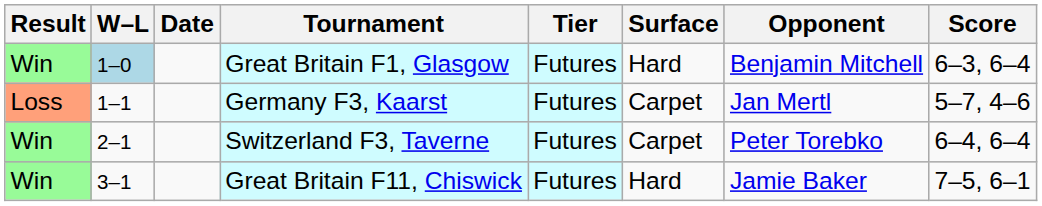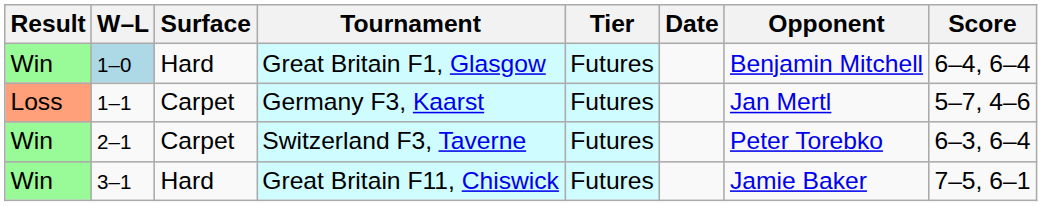columns swapped: (187, 24) <-> (673, 24)
(982, 63) 6–3, 6–4 -> (982, 63) 6–4, 6–4
(982, 141) 6–4, 6–4 -> (982, 141) 6–3, 6–4
